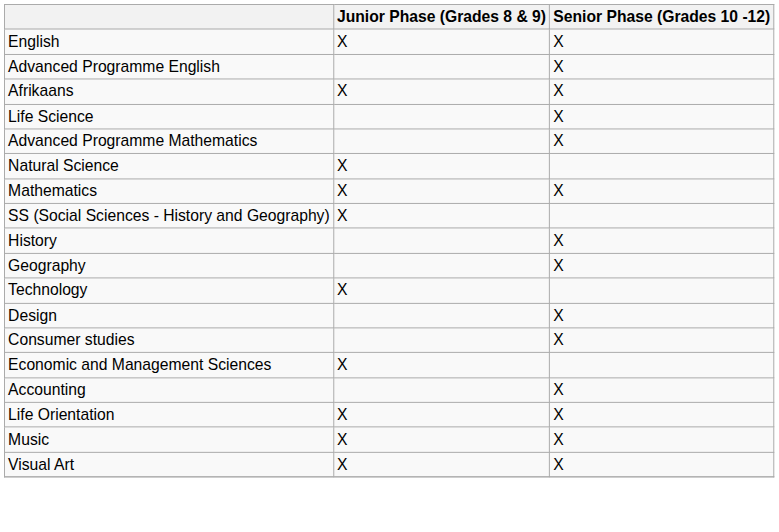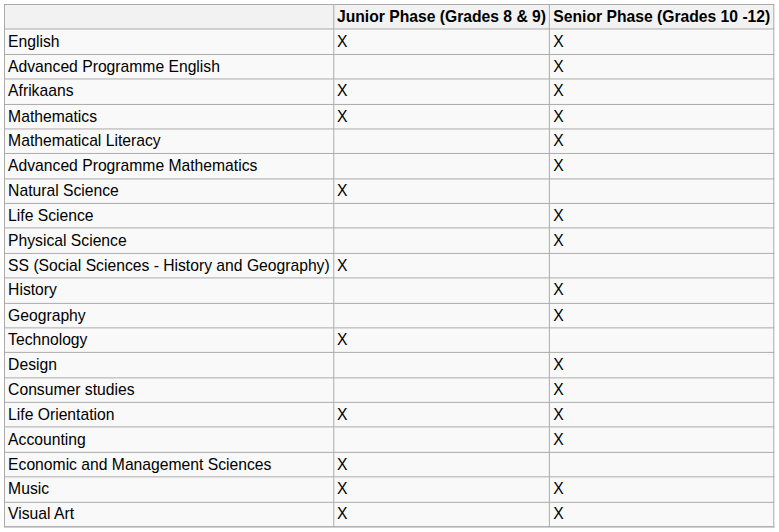rows swapped: (53, 191) <-> (51, 116)
+ row: (84, 141)
+ row: (67, 240)
rows swapped: (61, 414) <-> (140, 365)
